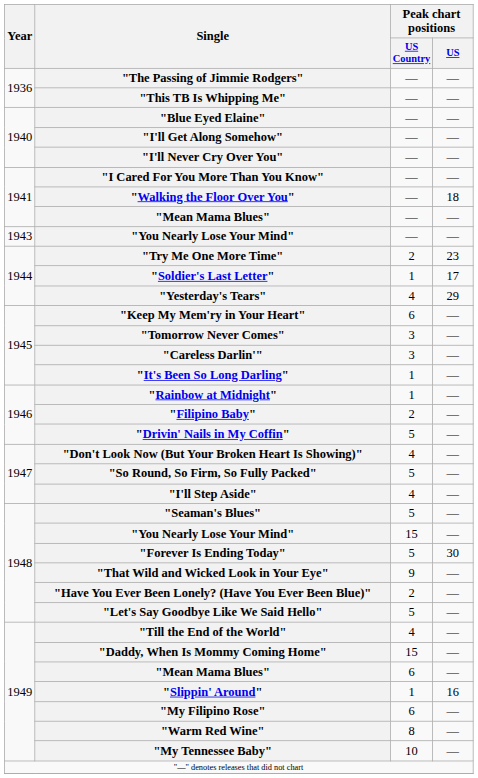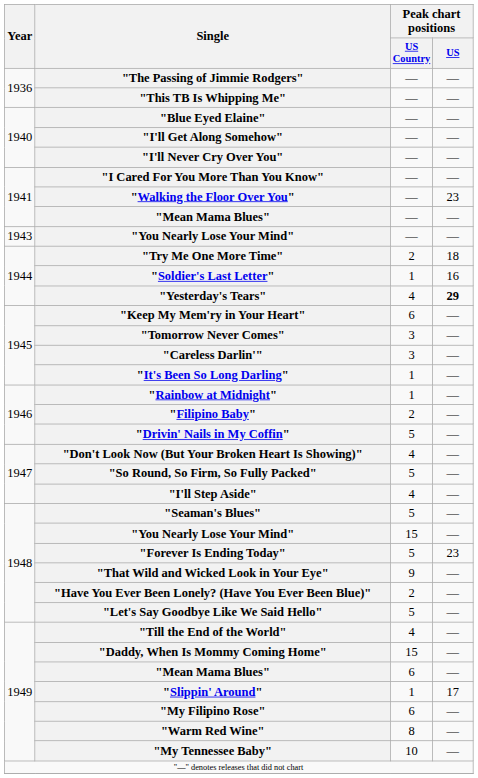(453, 196) 18 -> (453, 196) 23
(453, 256) 23 -> (453, 256) 18
(453, 276) 17 -> (453, 276) 16
(453, 295) normal -> (453, 295) bold
(453, 553) 30 -> (453, 553) 23
(453, 691) 16 -> (453, 691) 17
